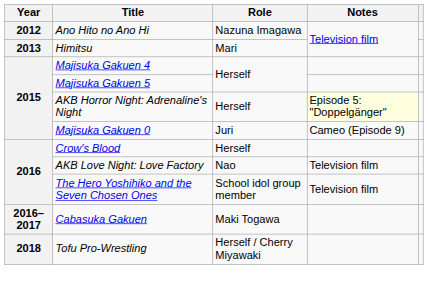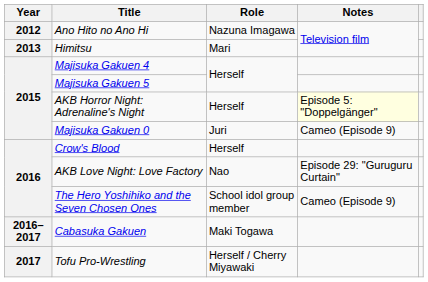(344, 165) Television film -> (356, 171) Episode 29: "Guruguru Curtain"
(344, 189) Television film -> (348, 201) Cameo (Episode 9)
(29, 249) 2018 -> (28, 261) 2017
